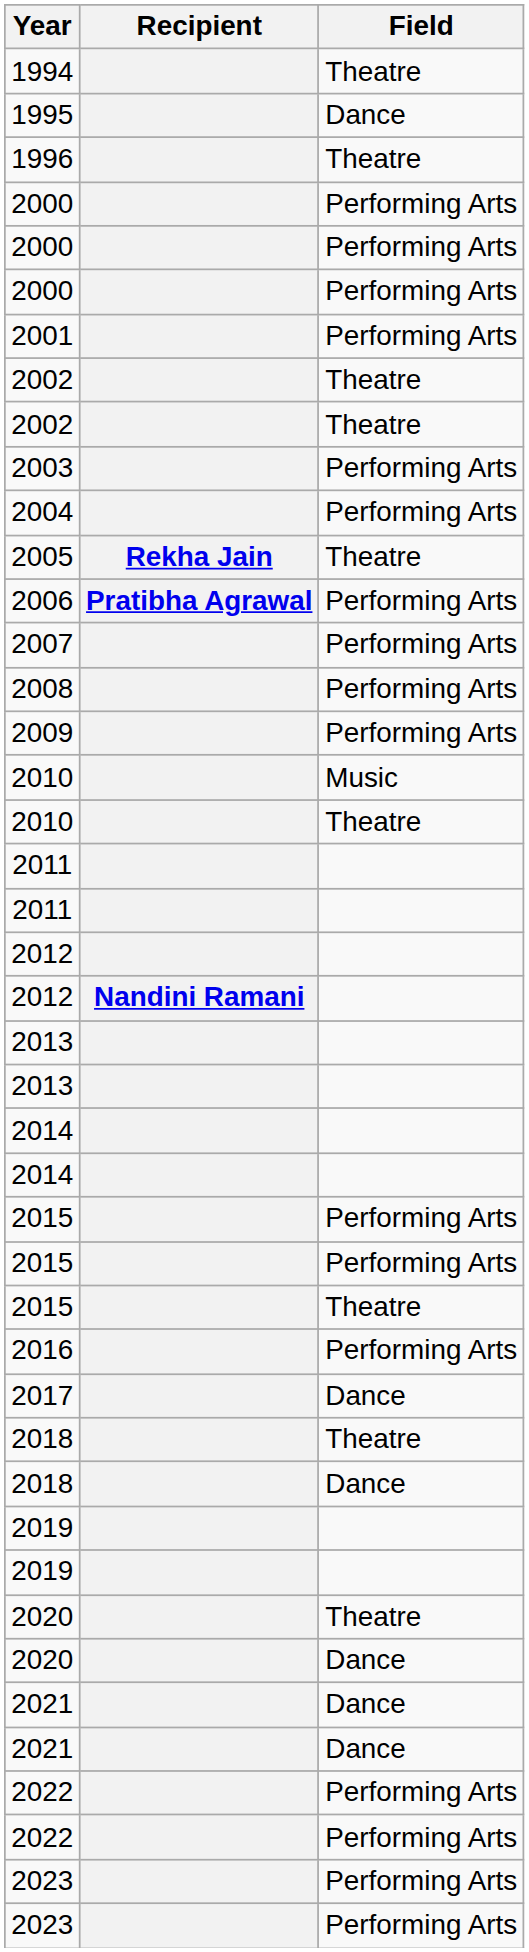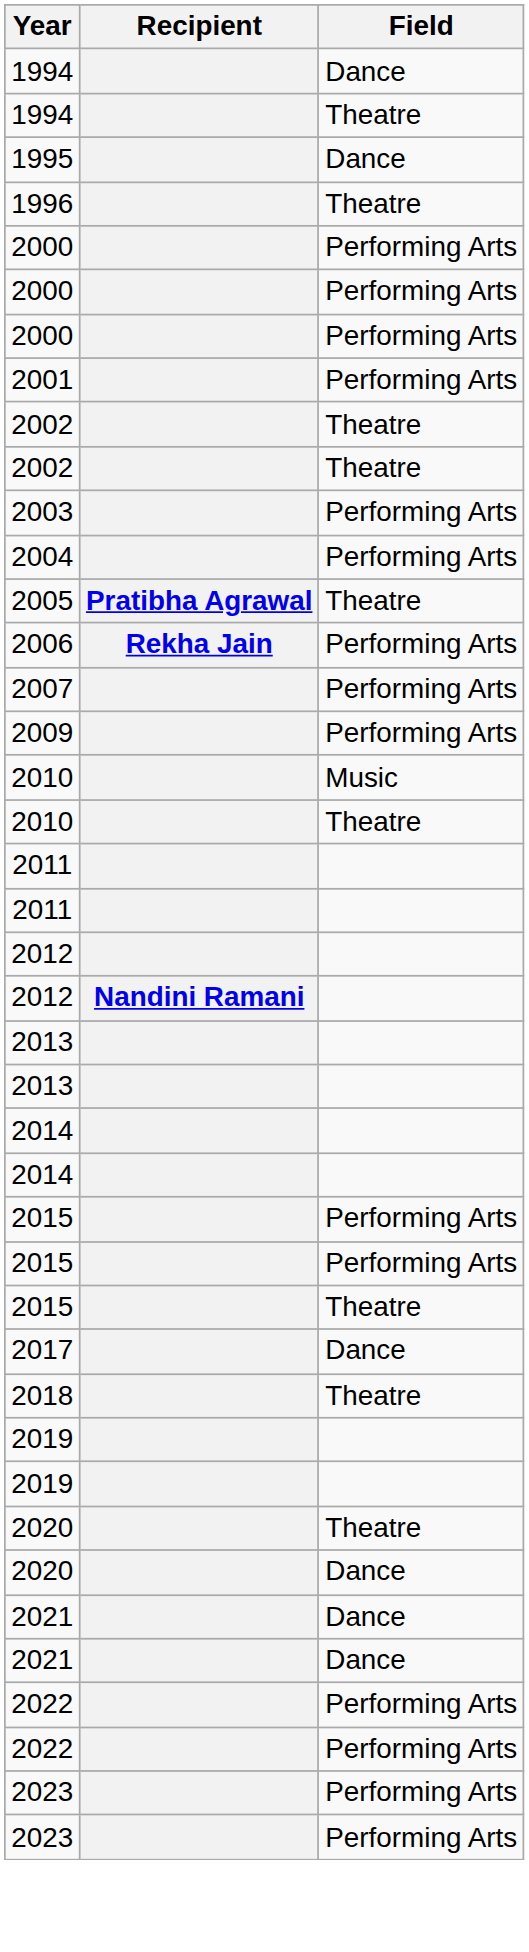+ row: (42, 70)
(199, 556) Rekha Jain -> (199, 600) Pratibha Agrawal
(199, 600) Pratibha Agrawal -> (199, 644) Rekha Jain
- row: (42, 688)
- row: (42, 1351)
- row: (42, 1483)
